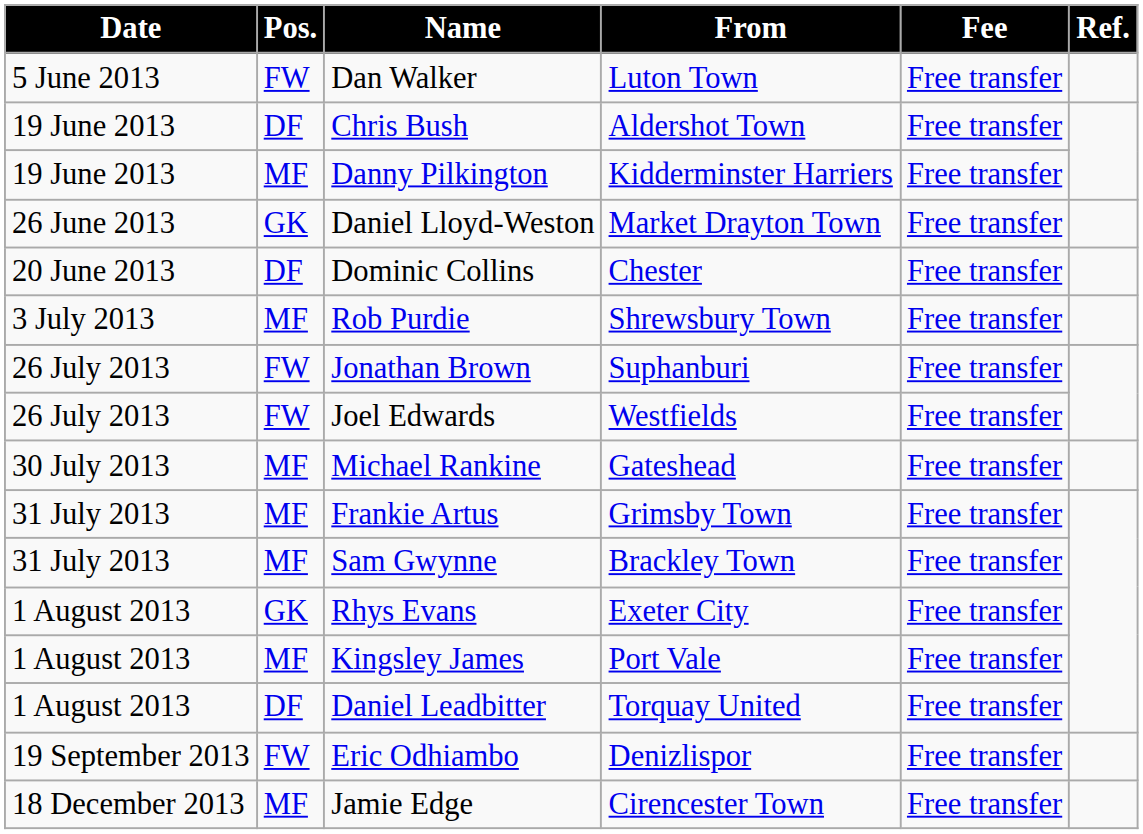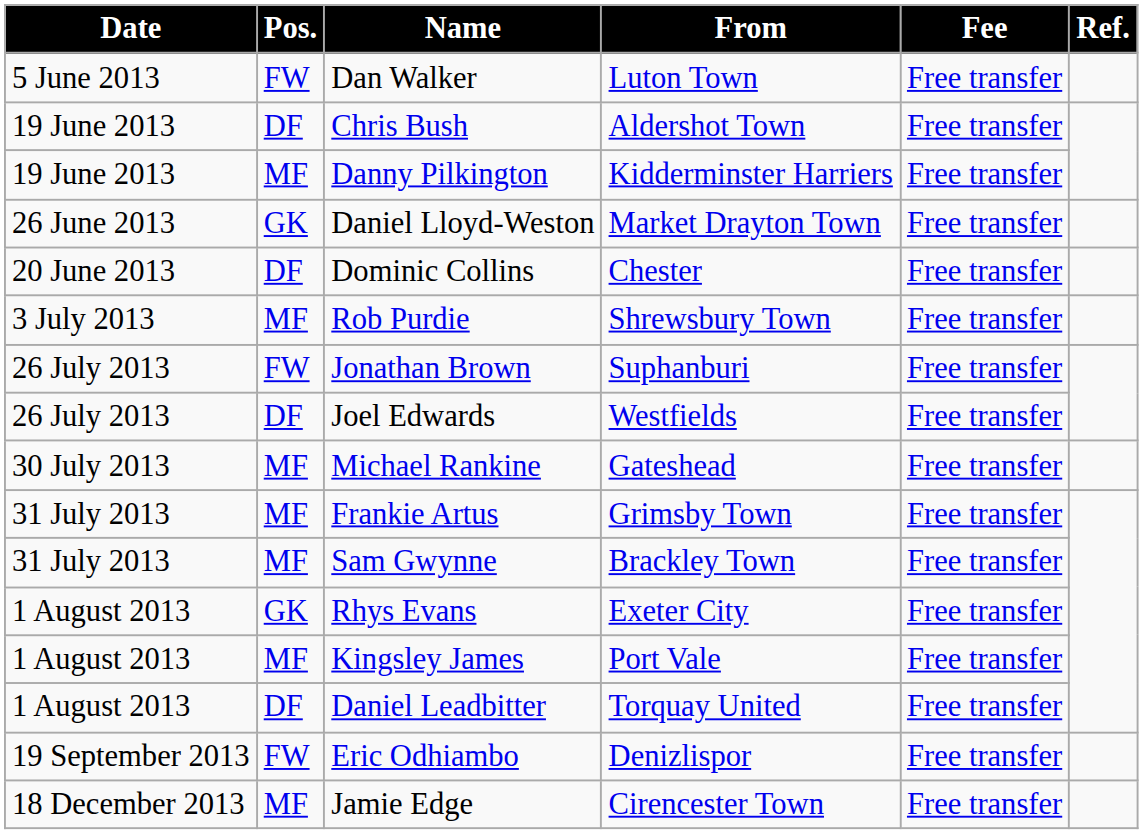(287, 416) FW -> (283, 416) DF
